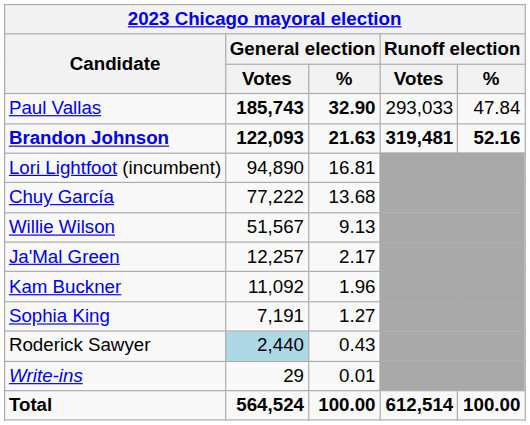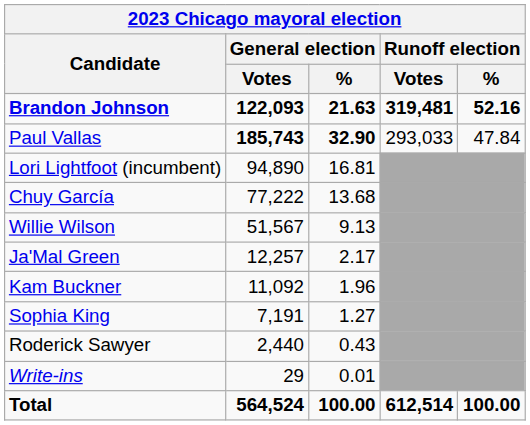rows swapped: (89, 138) <-> (55, 108)
(281, 345) lightblue background -> (281, 345) no background
